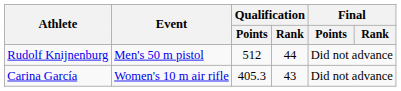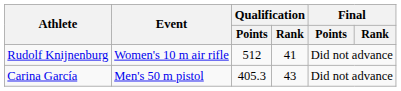(159, 55) Men's 50 m pistol -> (172, 55) Women's 10 m air rifle
(290, 55) 44 -> (290, 55) 41
(172, 76) Women's 10 m air rifle -> (159, 76) Men's 50 m pistol
